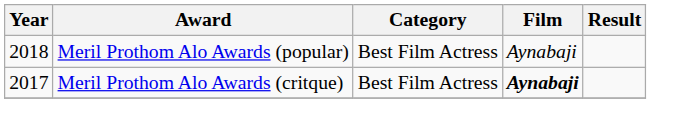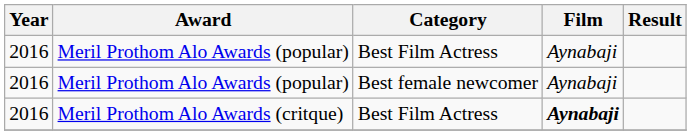(29, 51) 2018 -> (29, 51) 2016
+ row: (203, 82)
(29, 82) 2017 -> (29, 113) 2016
